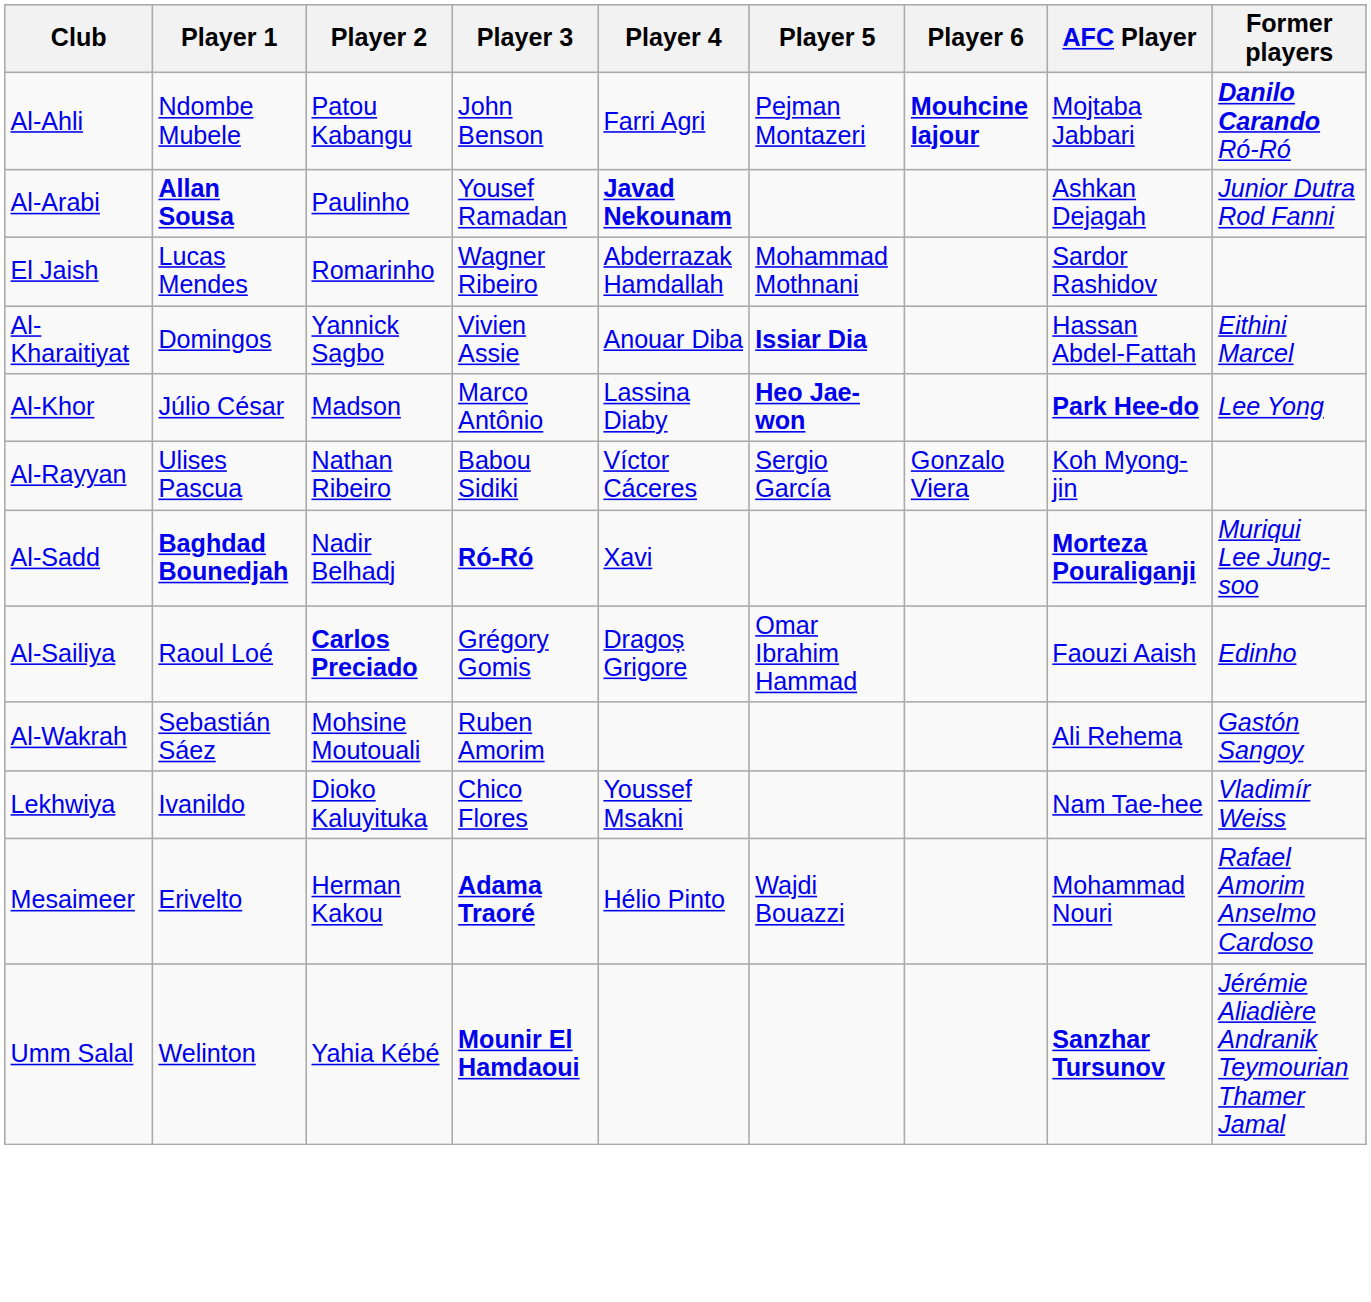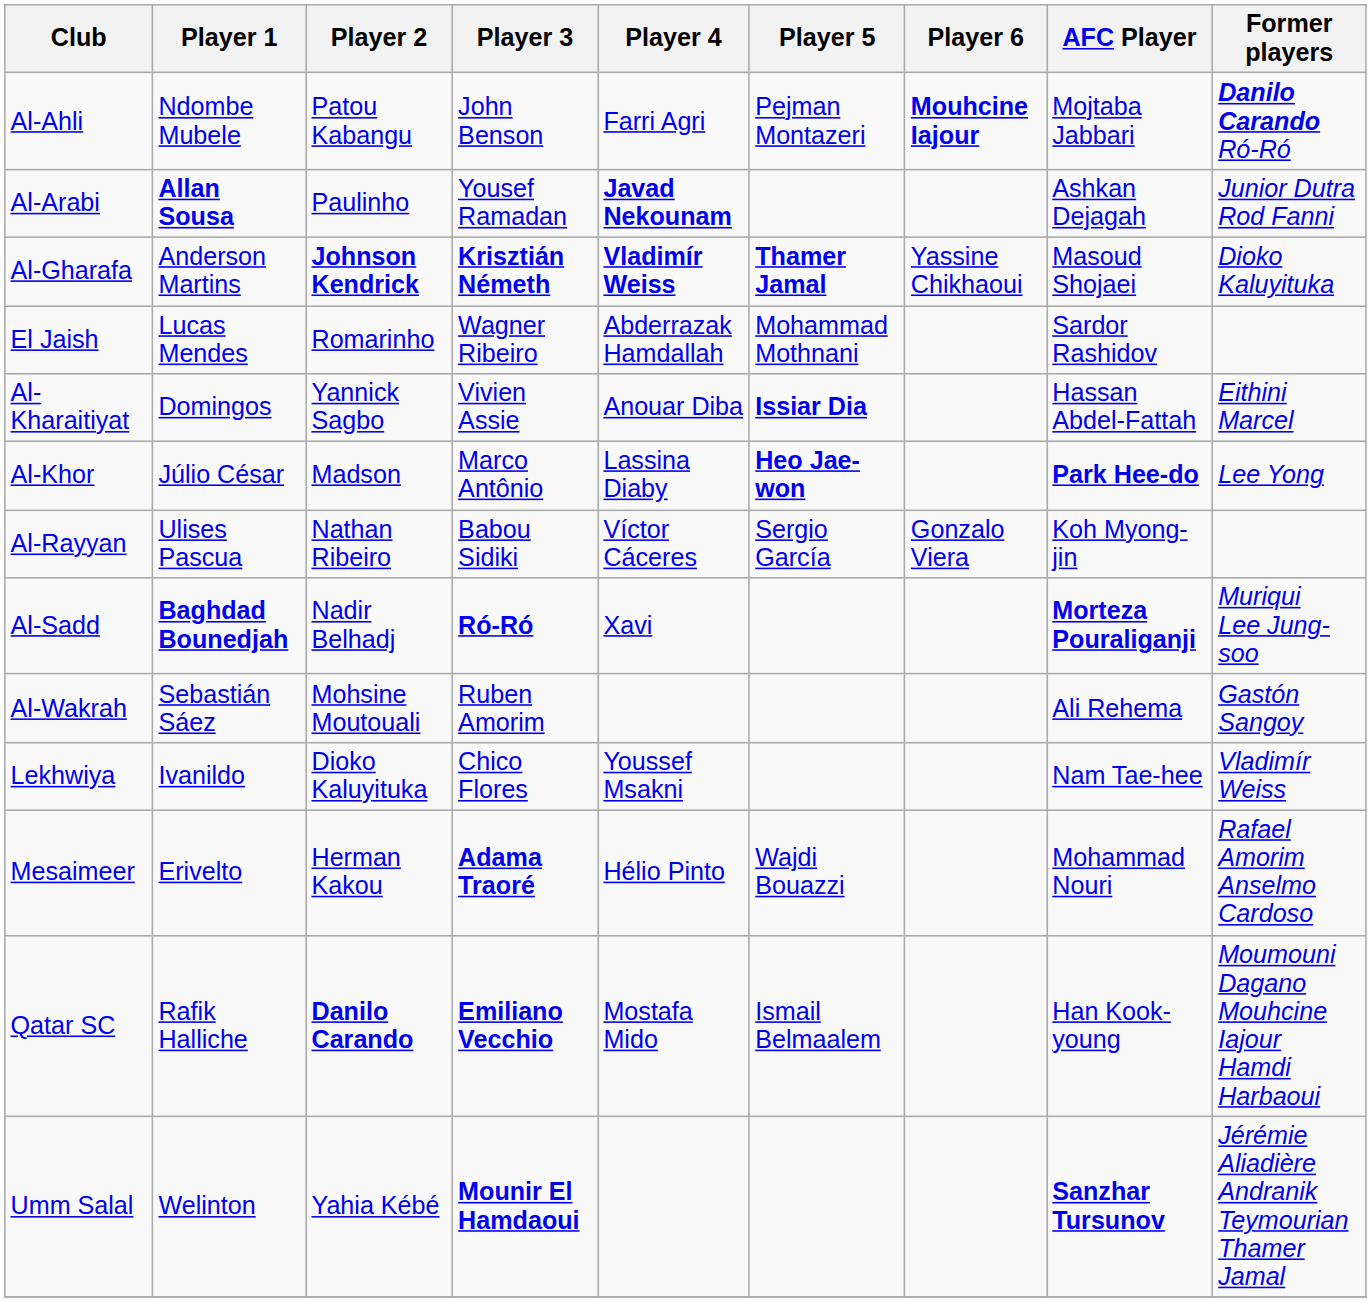+ row: (71, 271)
- row: (63, 653)
+ row: (63, 1025)
